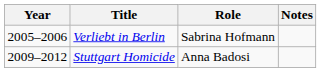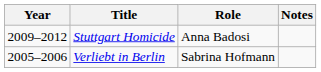rows swapped: (119, 36) <-> (124, 57)
